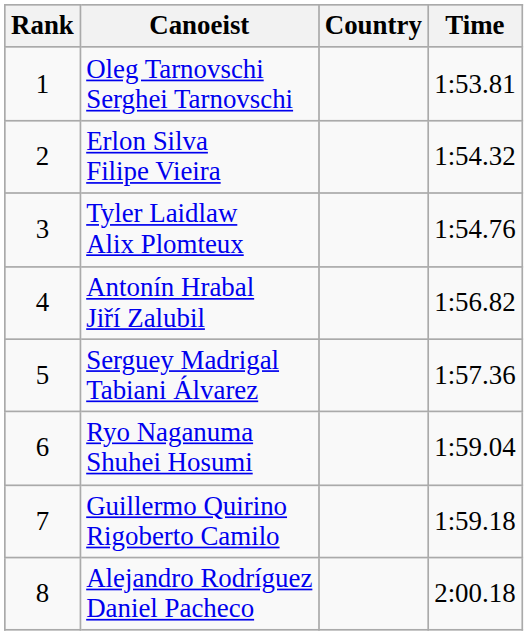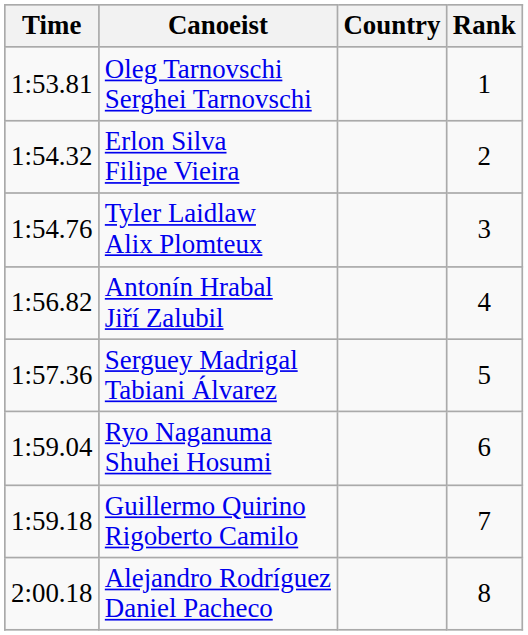columns swapped: (42, 25) <-> (475, 25)
